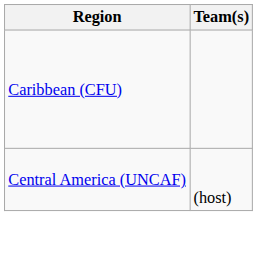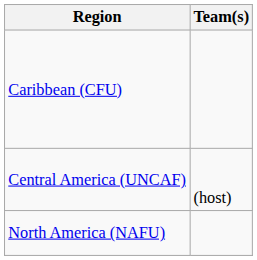+ row: (87, 232)
